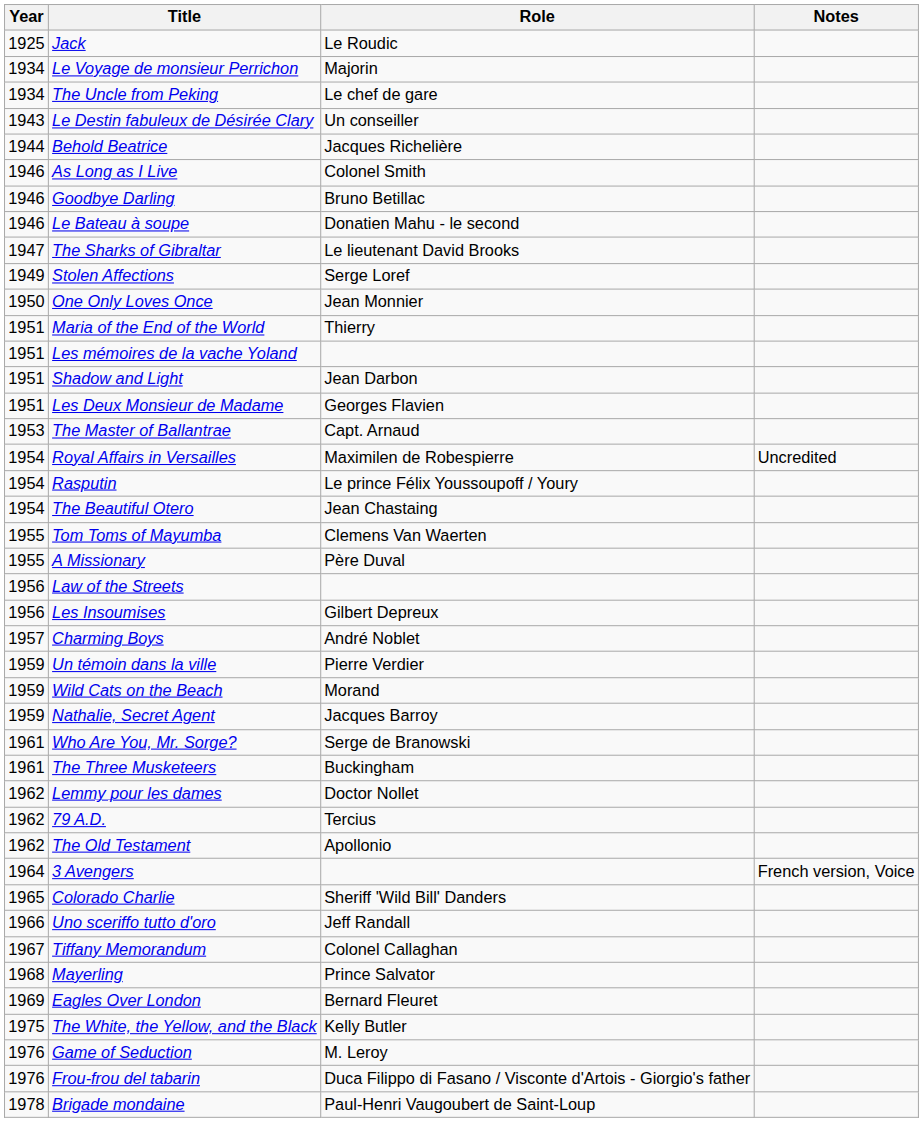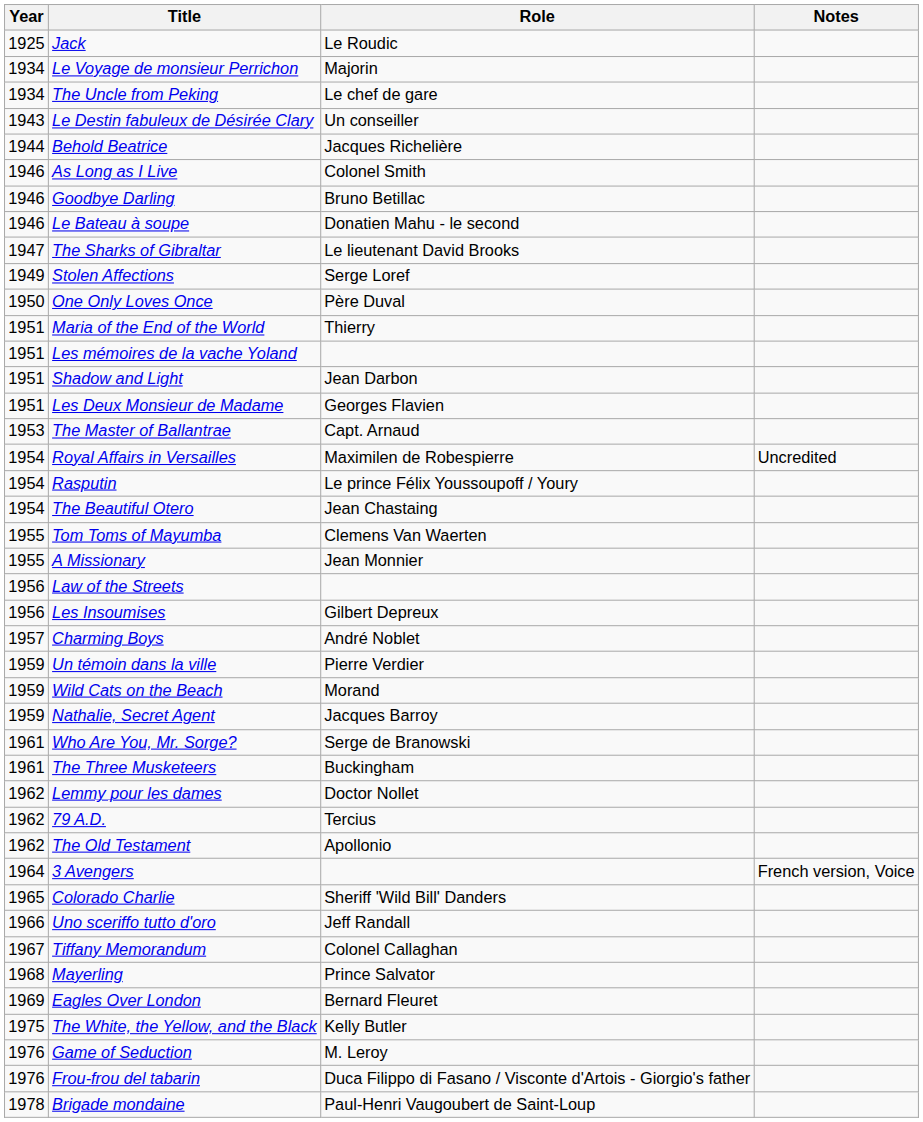(374, 302) Jean Monnier -> (365, 302) Père Duval
(365, 560) Père Duval -> (374, 560) Jean Monnier
